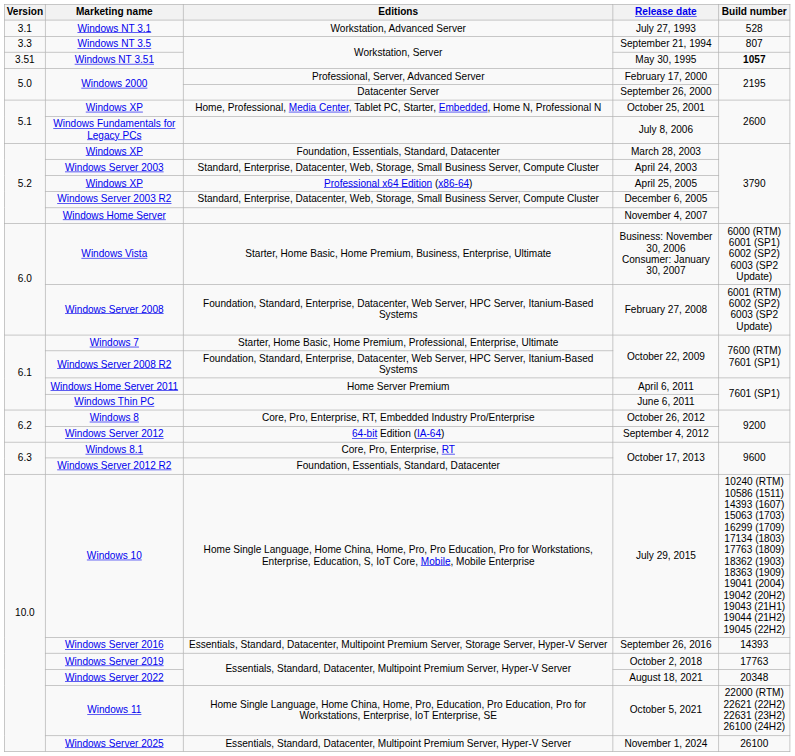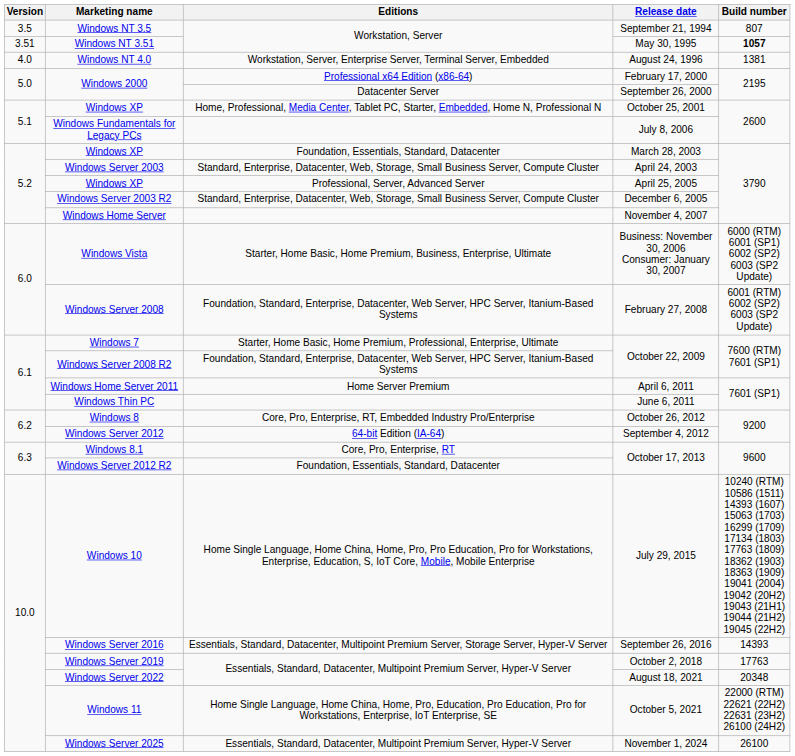- row: (114, 28)
(25, 44) 3.3 -> (25, 28) 3.5
+ row: (114, 60)
(398, 76) Professional, Server, Advanced Server -> (398, 76) Professional x64 Edition (x86-64)
(398, 183) Professional x64 Edition (x86-64) -> (398, 183) Professional, Server, Advanced Server
